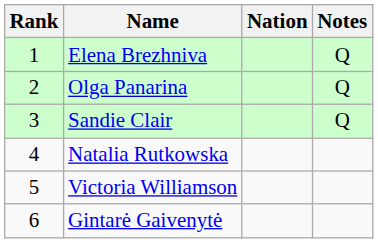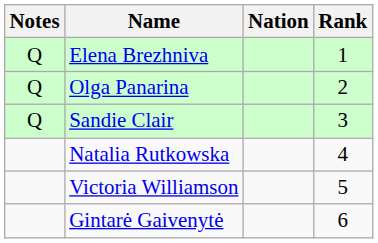columns swapped: (34, 21) <-> (342, 21)
